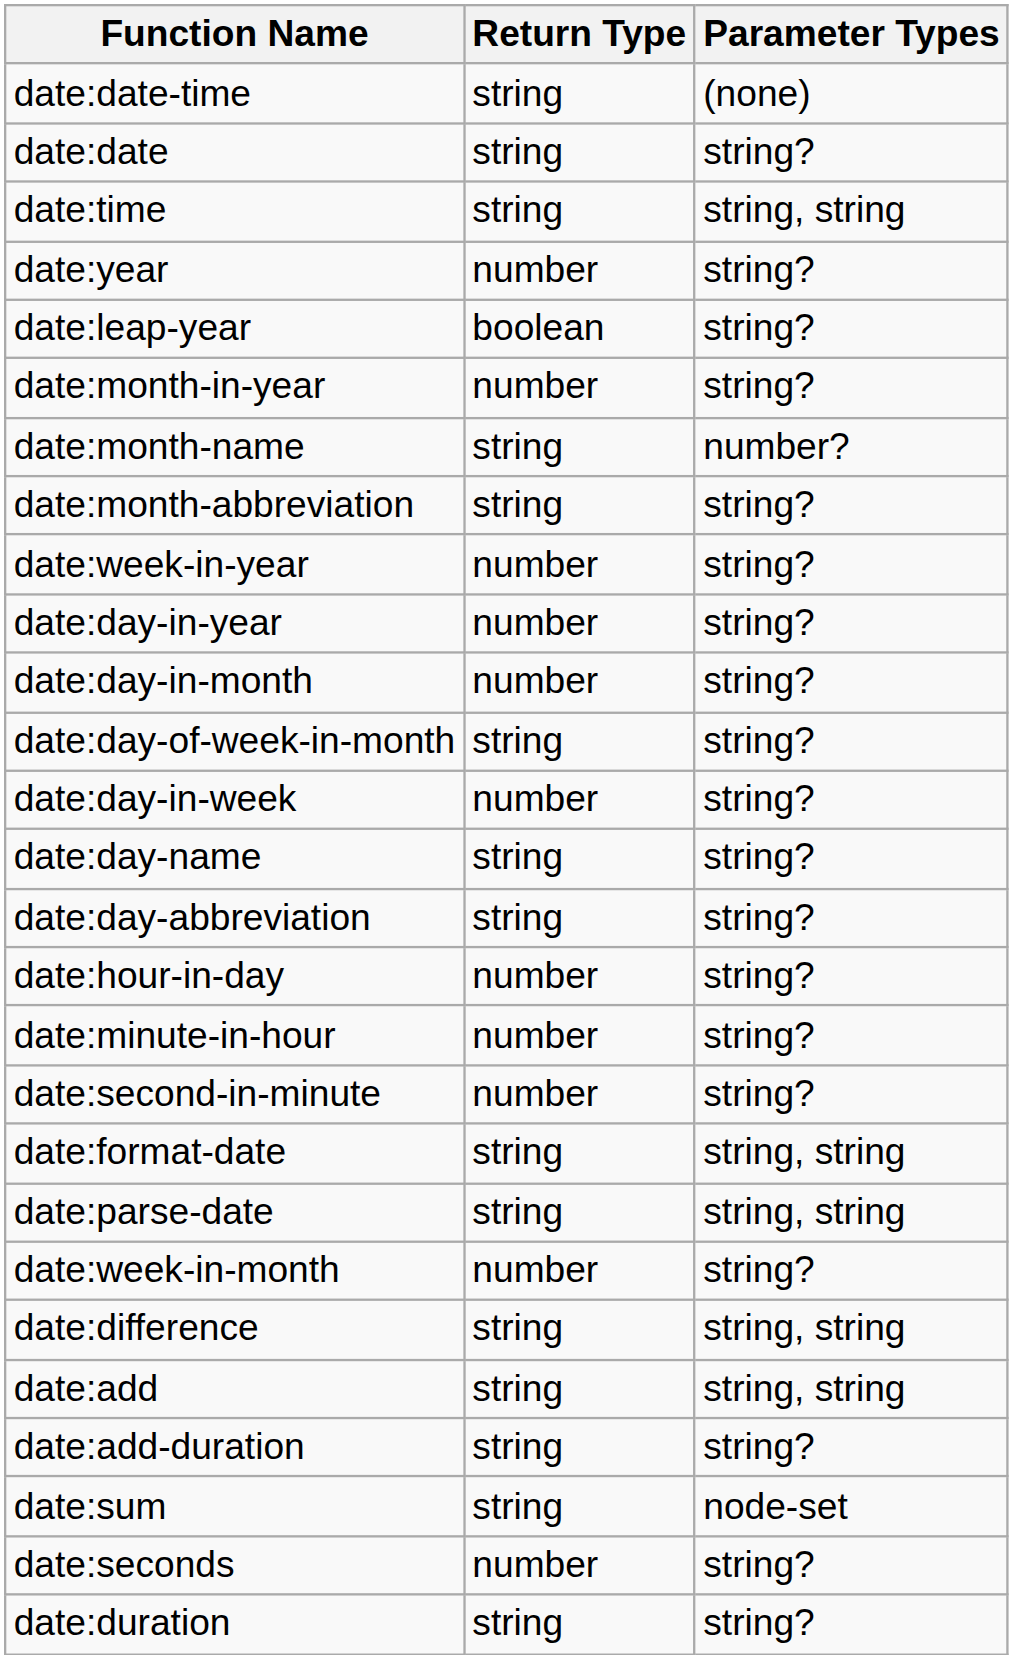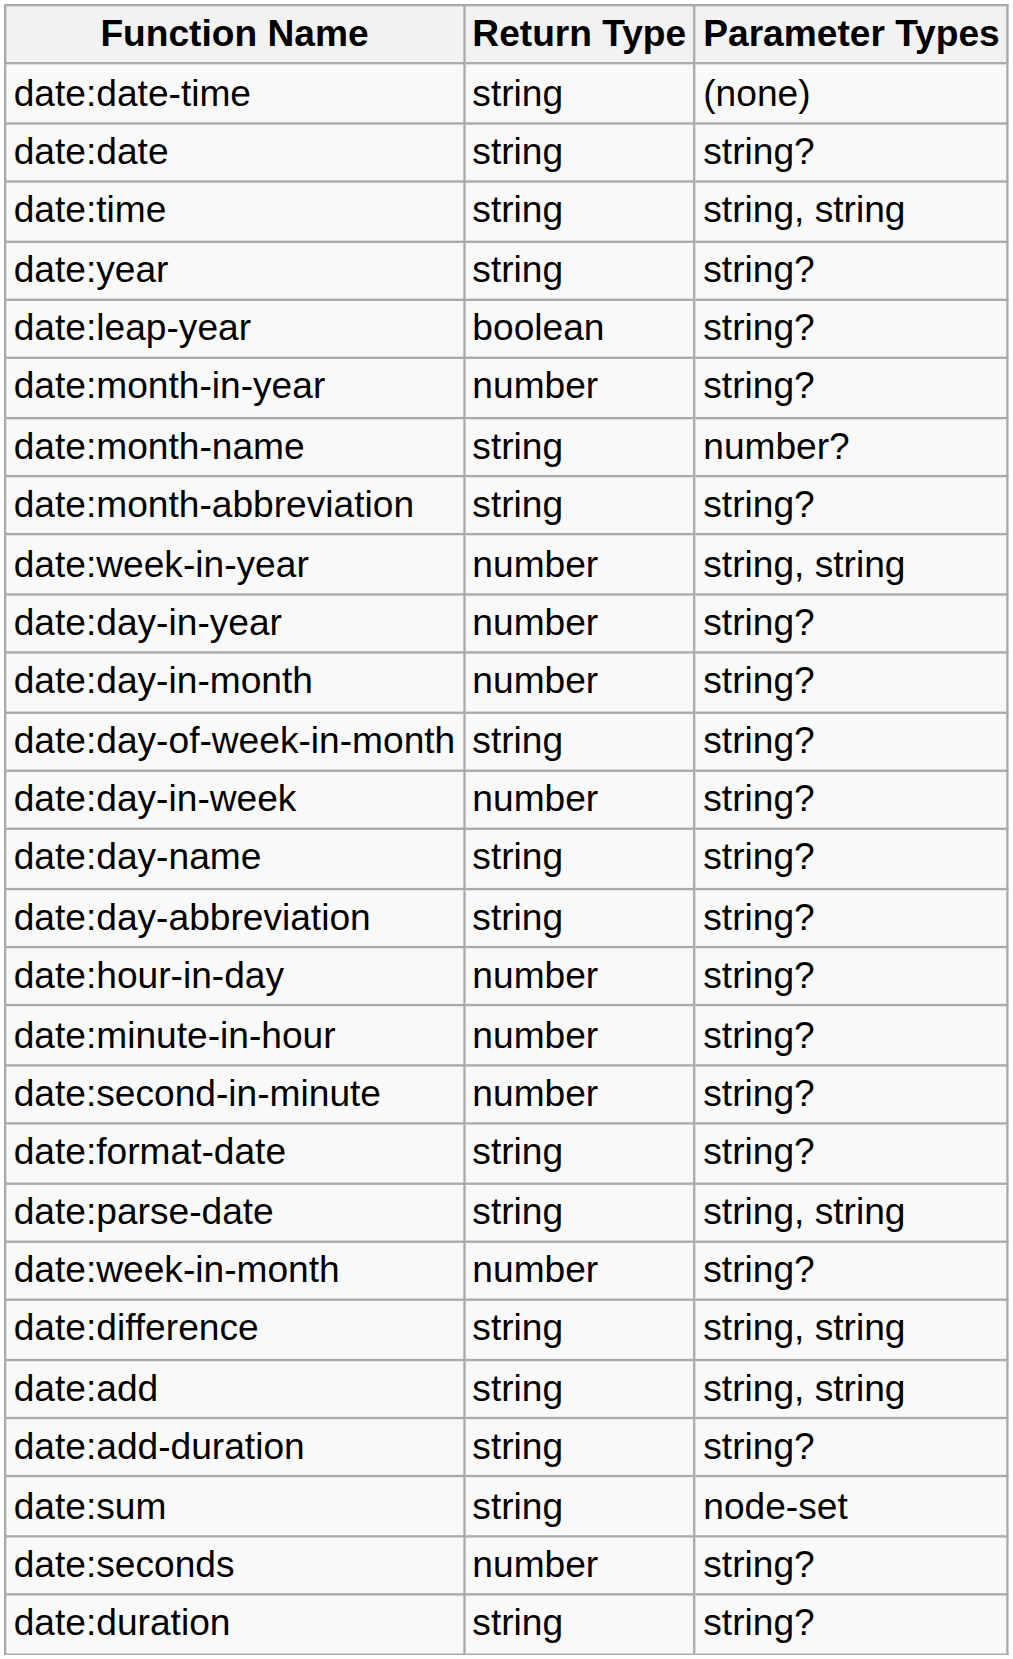(535, 269) number -> (518, 269) string
(759, 563) string? -> (804, 563) string, string
(804, 1152) string, string -> (759, 1152) string?
